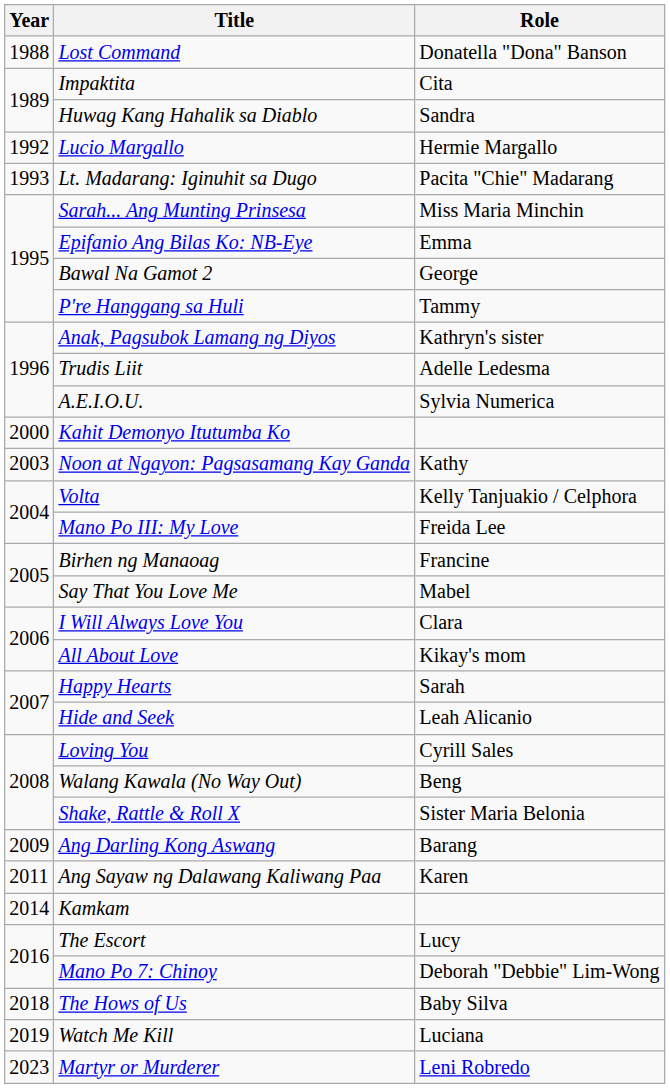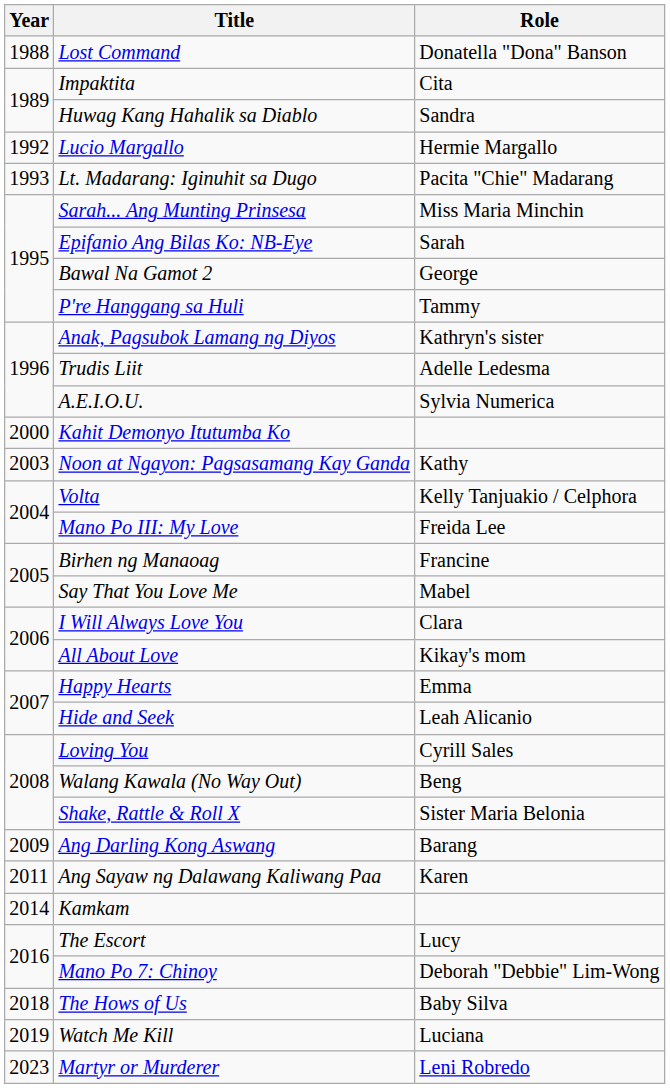(445, 242) Emma -> (442, 242) Sarah
(442, 686) Sarah -> (445, 686) Emma
